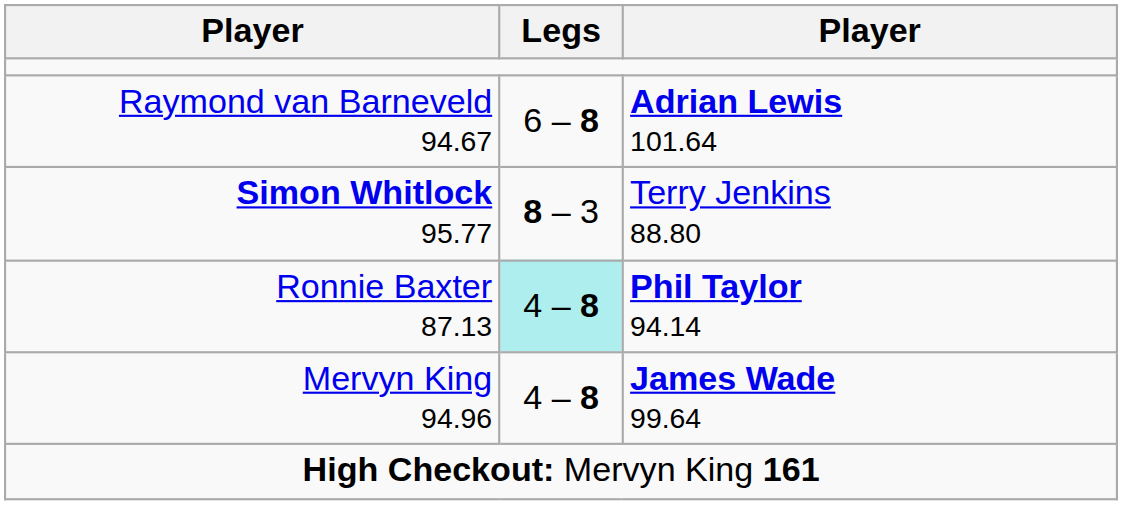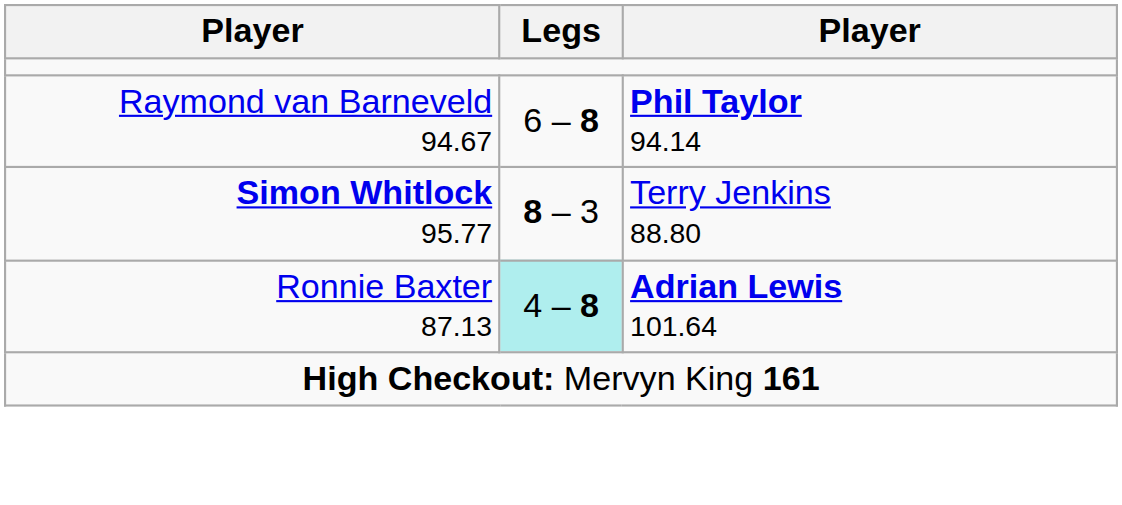(736, 120) Adrian Lewis 101.64 -> (716, 120) Phil Taylor 94.14
(716, 305) Phil Taylor 94.14 -> (736, 305) Adrian Lewis 101.64
- row: (397, 397)
